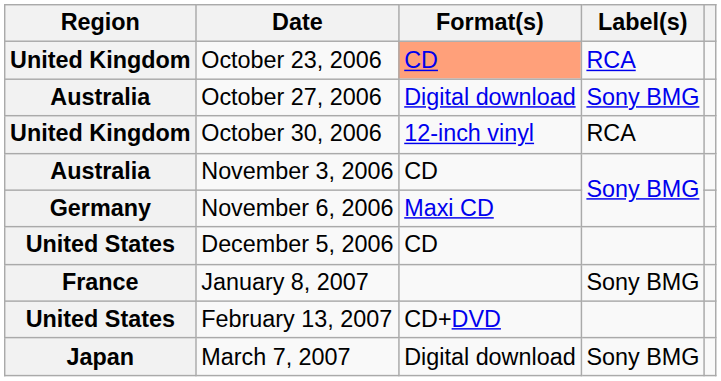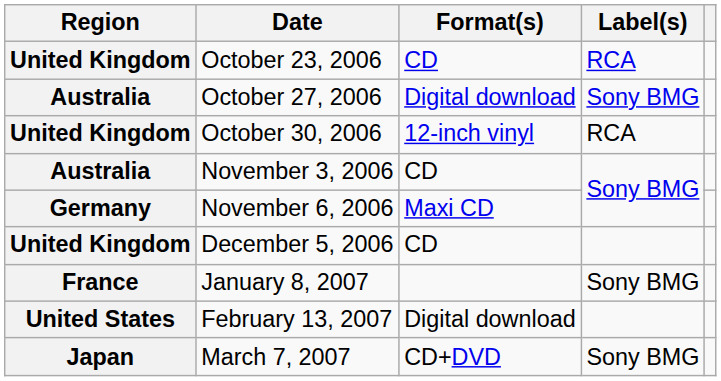(421, 60) lightsalmon background -> (421, 60) no background
(100, 245) United States -> (100, 245) United Kingdom
(453, 319) CD+DVD -> (490, 319) Digital download
(490, 356) Digital download -> (453, 356) CD+DVD
